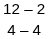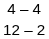rows swapped: (24, 9) <-> (24, 30)
